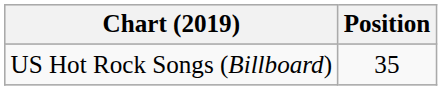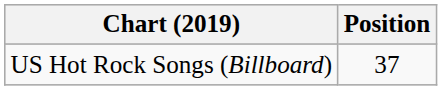(387, 64) 35 -> (387, 64) 37
